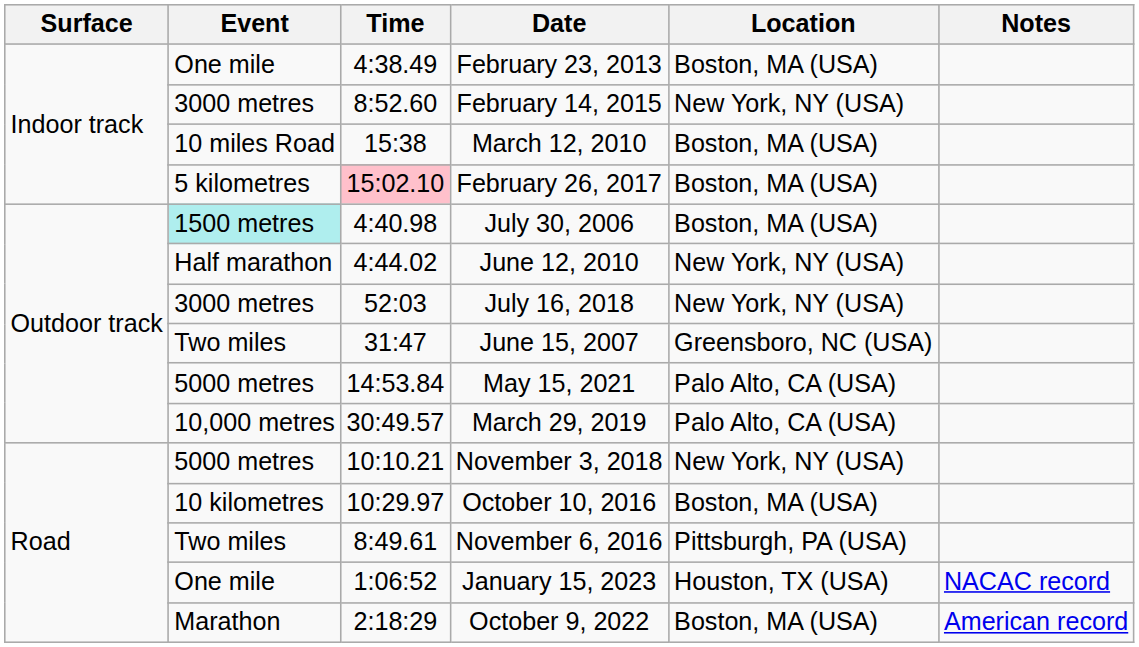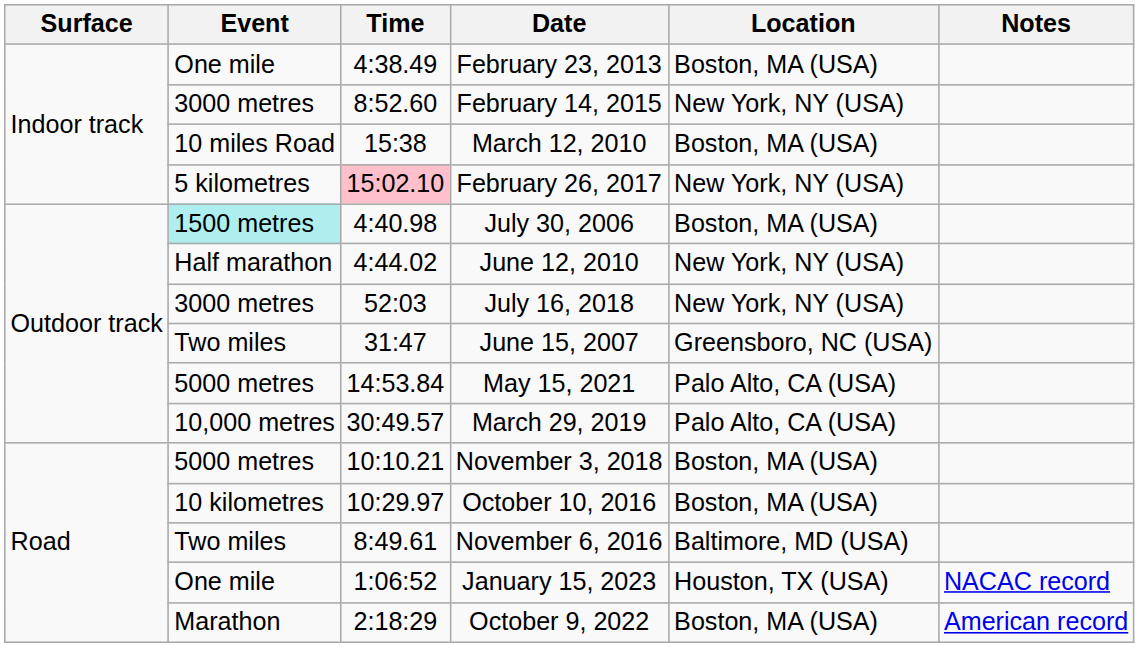(776, 183) Boston, MA (USA) -> (789, 183) New York, NY (USA)
(789, 462) New York, NY (USA) -> (776, 462) Boston, MA (USA)
(790, 542) Pittsburgh, PA (USA) -> (791, 542) Baltimore, MD (USA)
